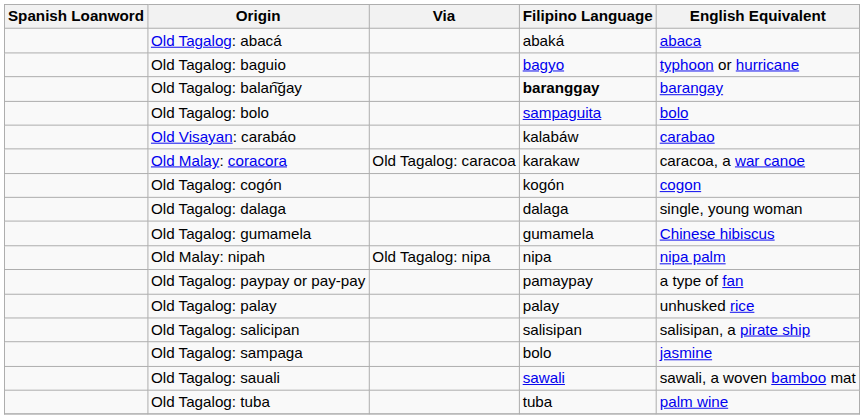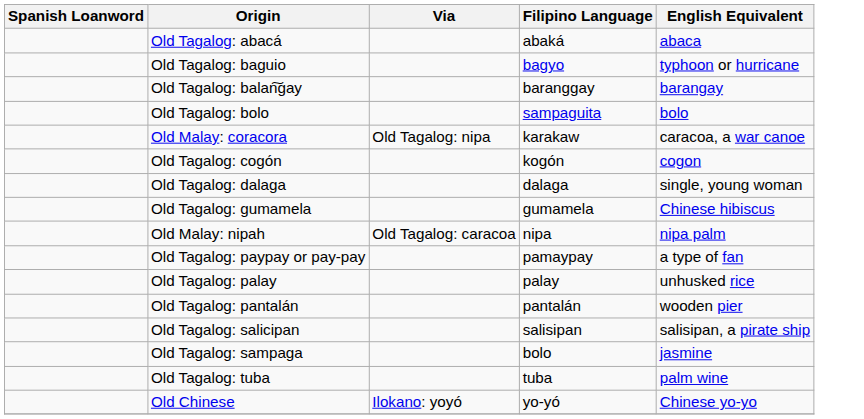(561, 88) bold -> (559, 88) normal
- row: (223, 137)
(444, 161) Old Tagalog: caracoa -> (431, 137) Old Tagalog: nipa
(431, 257) Old Tagalog: nipa -> (444, 233) Old Tagalog: caracoa
+ row: (225, 305)
- row: (215, 378)
+ row: (193, 402)
